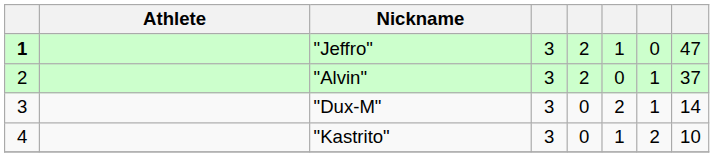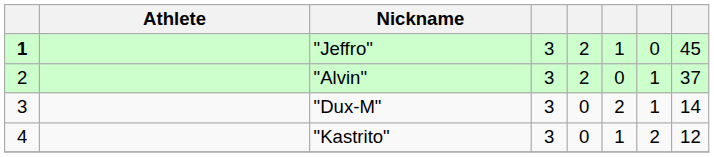(690, 48) 47 -> (690, 48) 45
(690, 136) 10 -> (690, 136) 12
